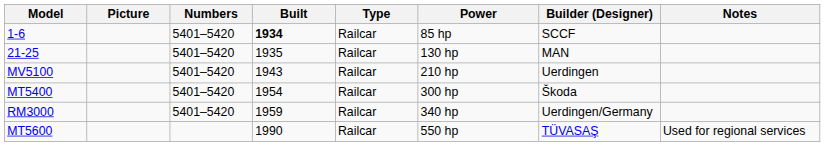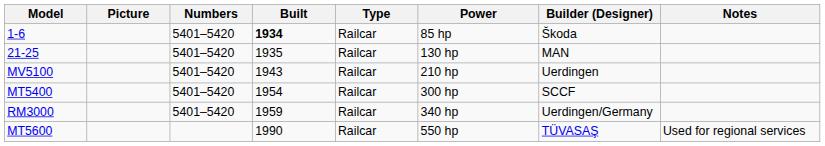(559, 33) SCCF -> (559, 33) Škoda
(559, 92) Škoda -> (559, 92) SCCF
